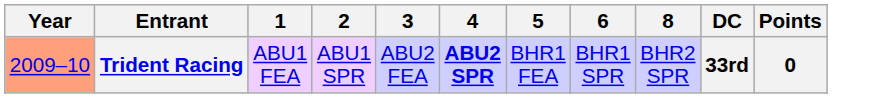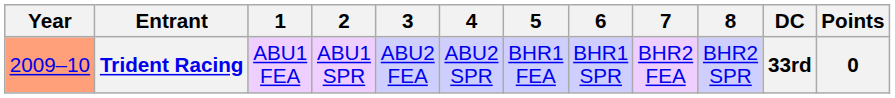+ column: (666, 21)
(473, 65) bold -> (471, 65) normal
